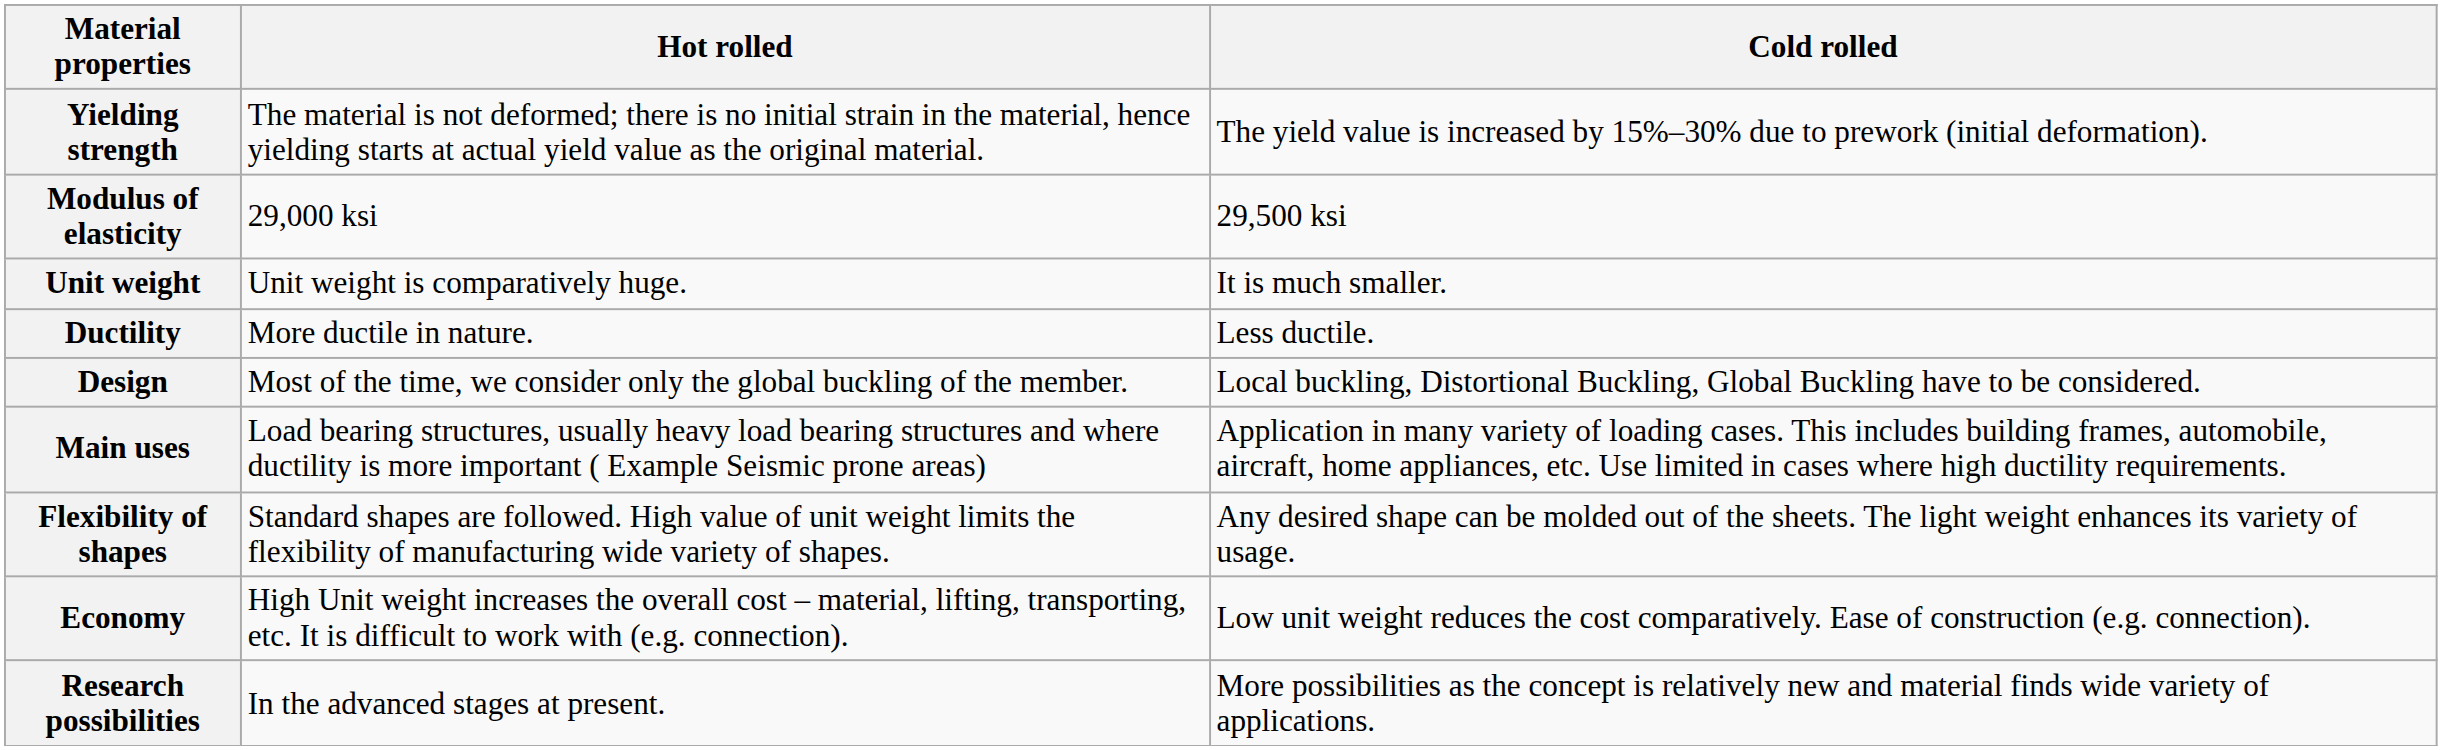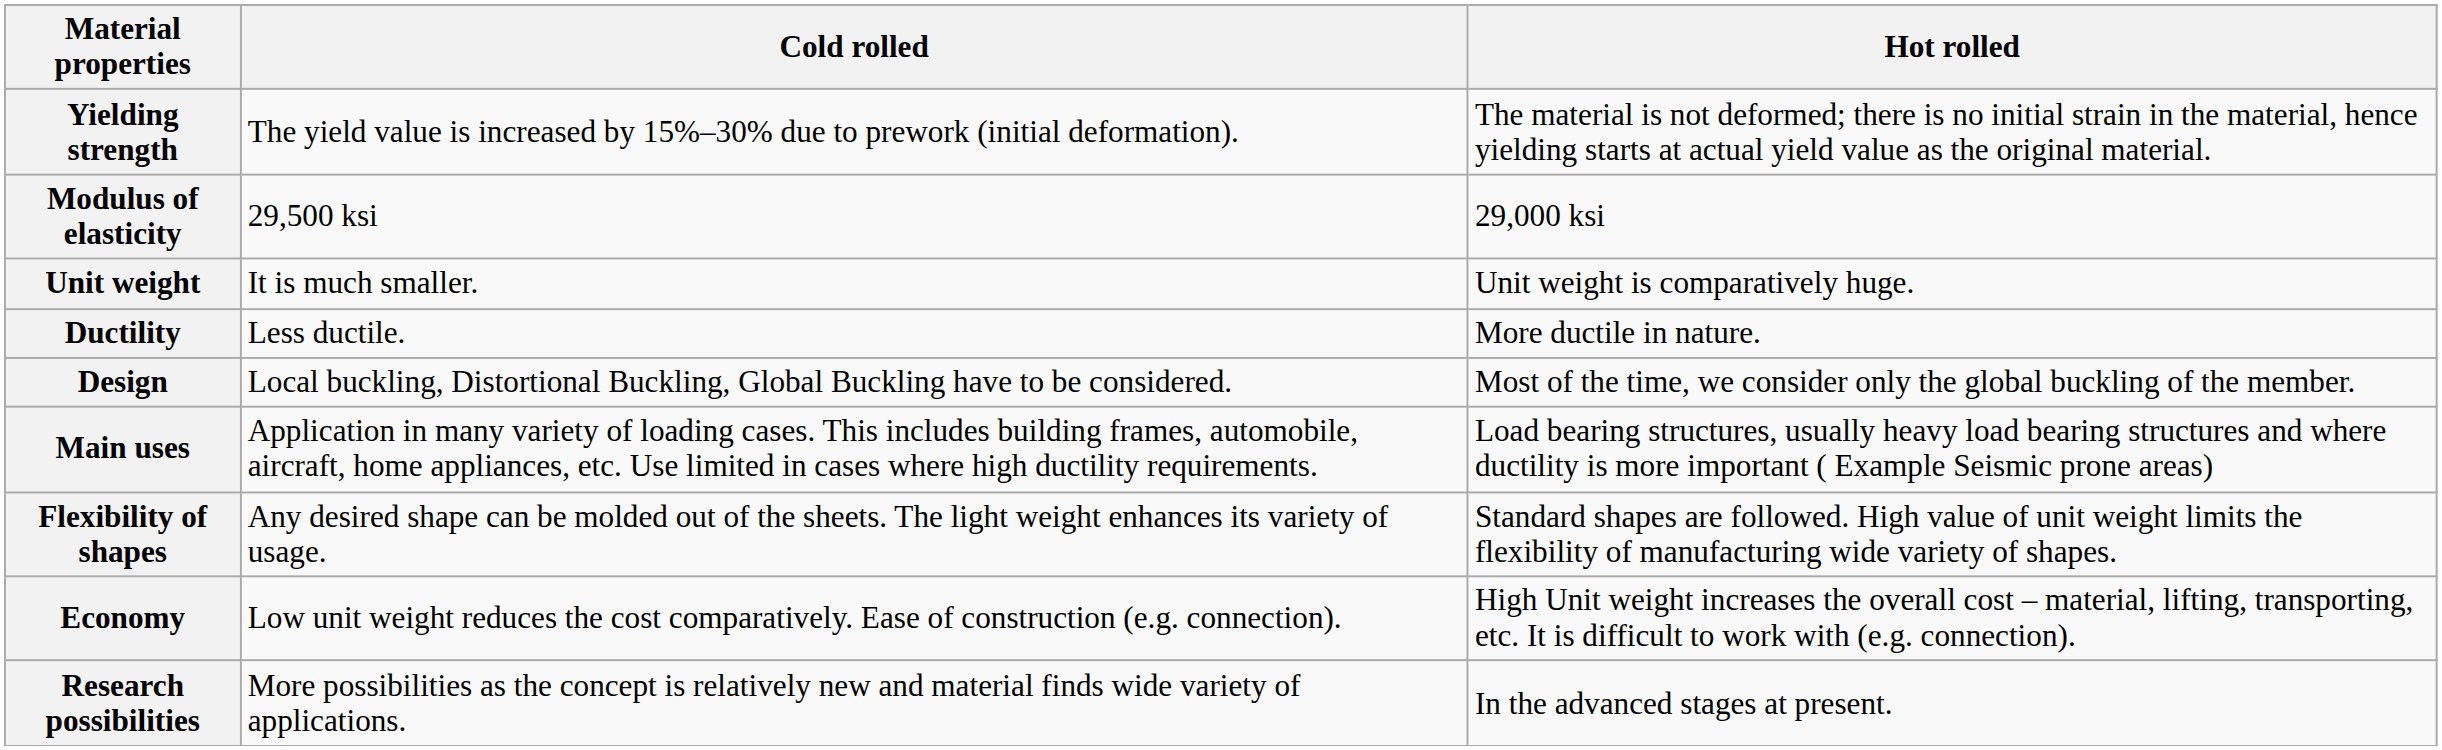columns swapped: (725, 46) <-> (1823, 46)
